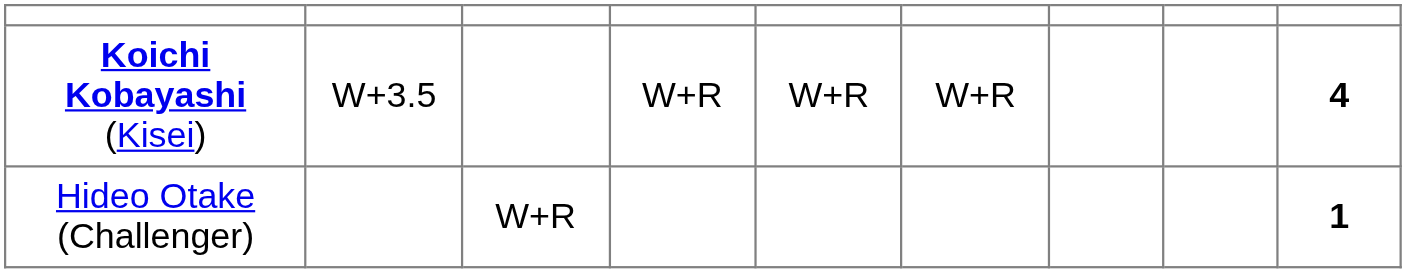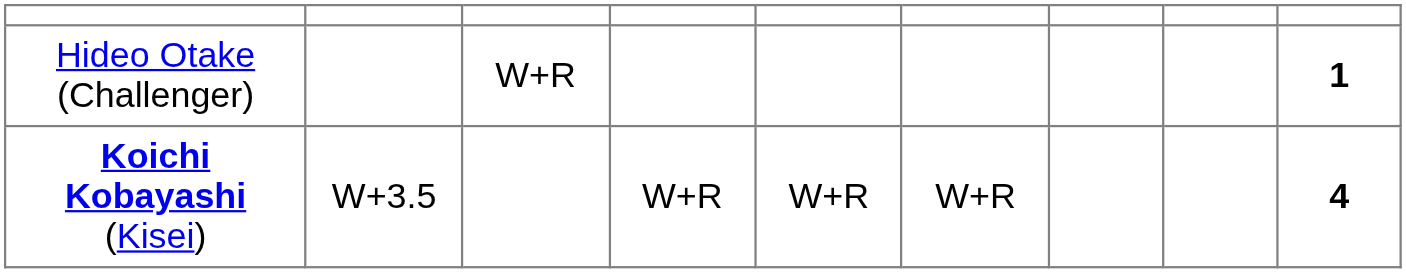rows swapped: (156, 95) <-> (156, 216)
